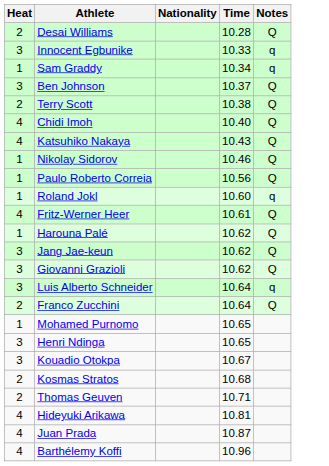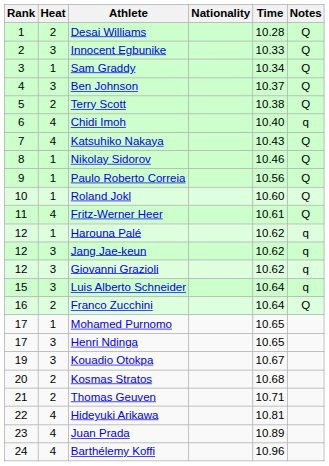+ column: (21, 13)
(272, 50) q -> (306, 50) Q
(272, 68) q -> (306, 68) Q
(272, 123) Q -> (306, 123) q
(272, 196) q -> (306, 196) Q
(272, 232) Q -> (306, 232) q
(272, 251) Q -> (306, 251) q
(272, 269) Q -> (306, 269) q
(237, 433) 10.87 -> (270, 433) 10.89
